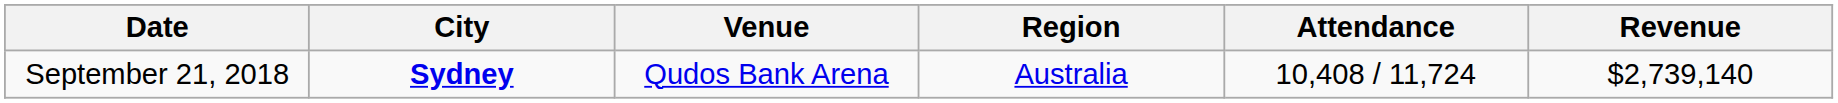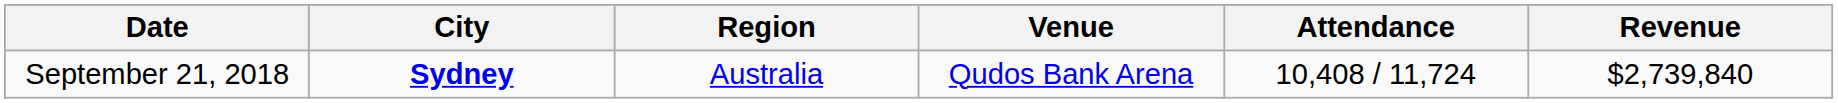columns swapped: (1071, 27) <-> (766, 27)
(1680, 73) $2,739,140 -> (1680, 73) $2,739,840
